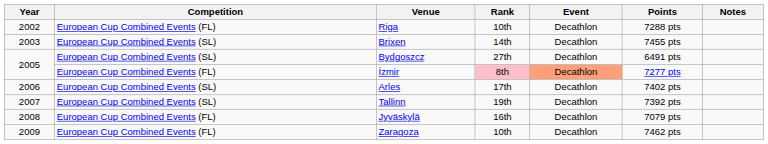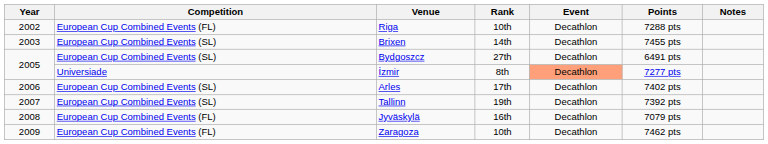(136, 72) European Cup Combined Events (FL) -> (82, 72) Universiade
(502, 72) pink background -> (502, 72) no background
